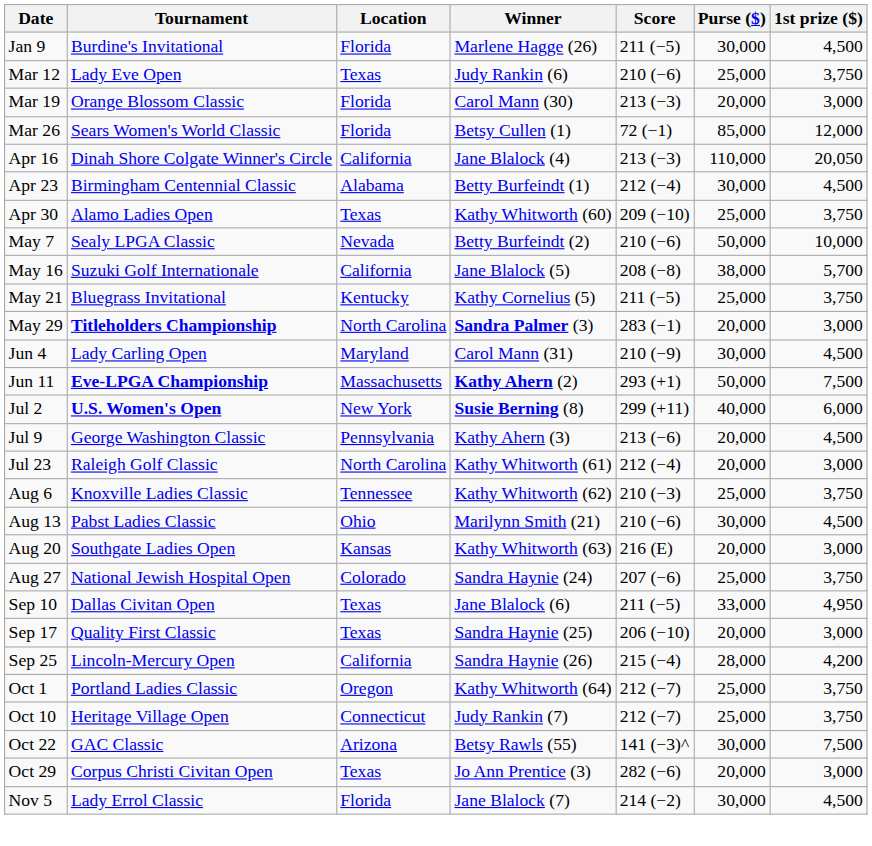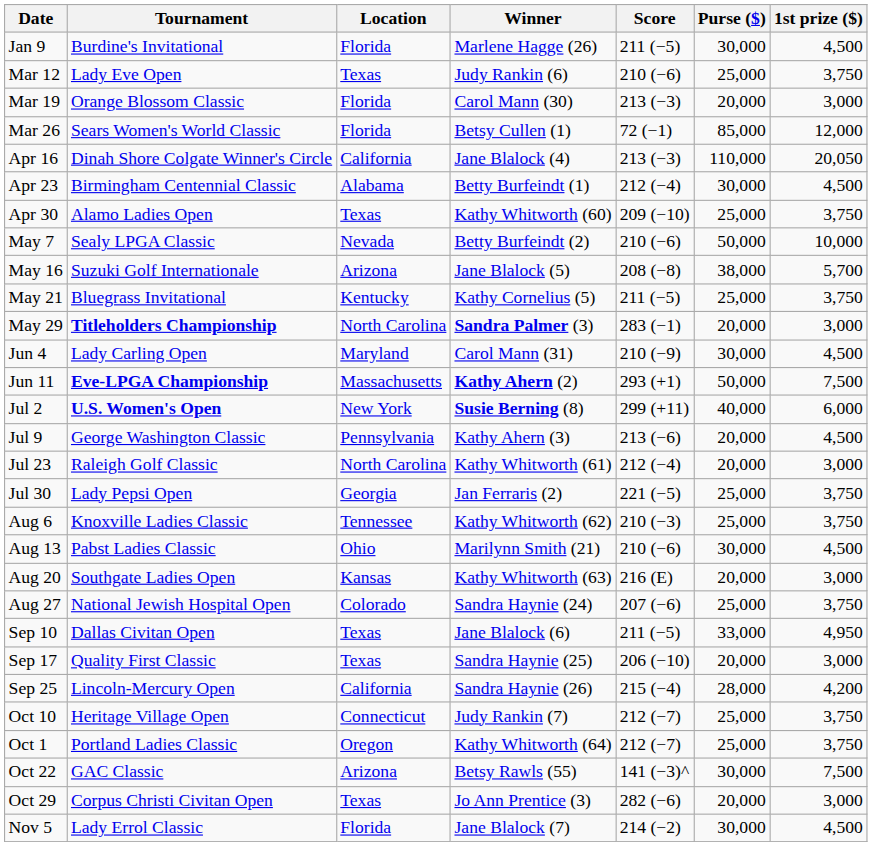(376, 269) California -> (369, 269) Arizona
+ row: (30, 492)
rows swapped: (28, 688) <-> (32, 716)
